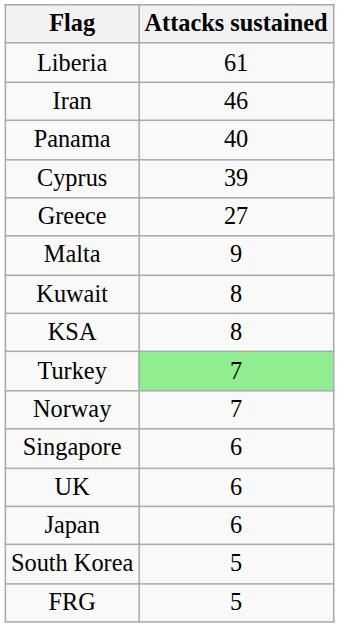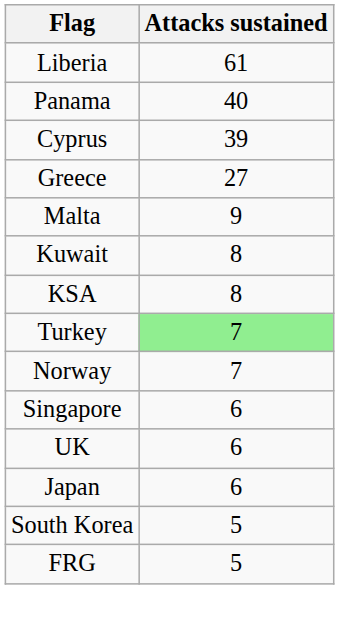- row: (72, 100)
